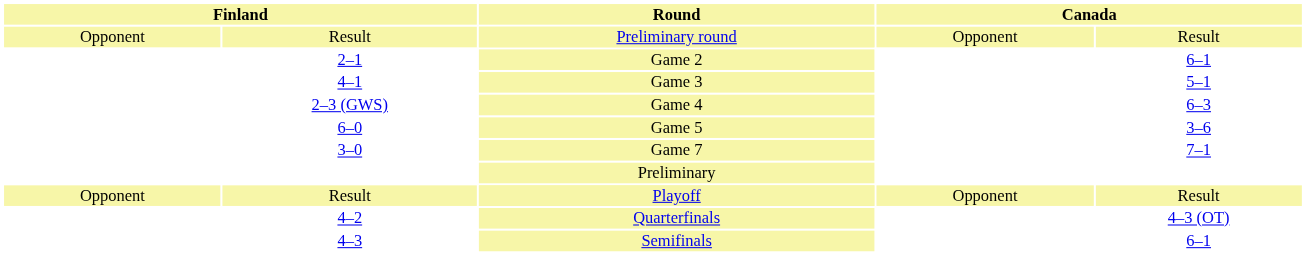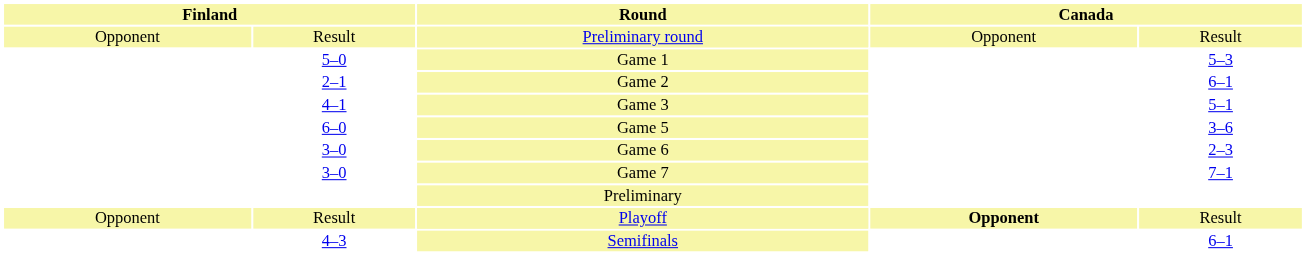+ row: (643, 59)
- row: (677, 104)
+ row: (643, 150)
(985, 195) normal -> (1004, 218) bold
- row: (677, 218)
